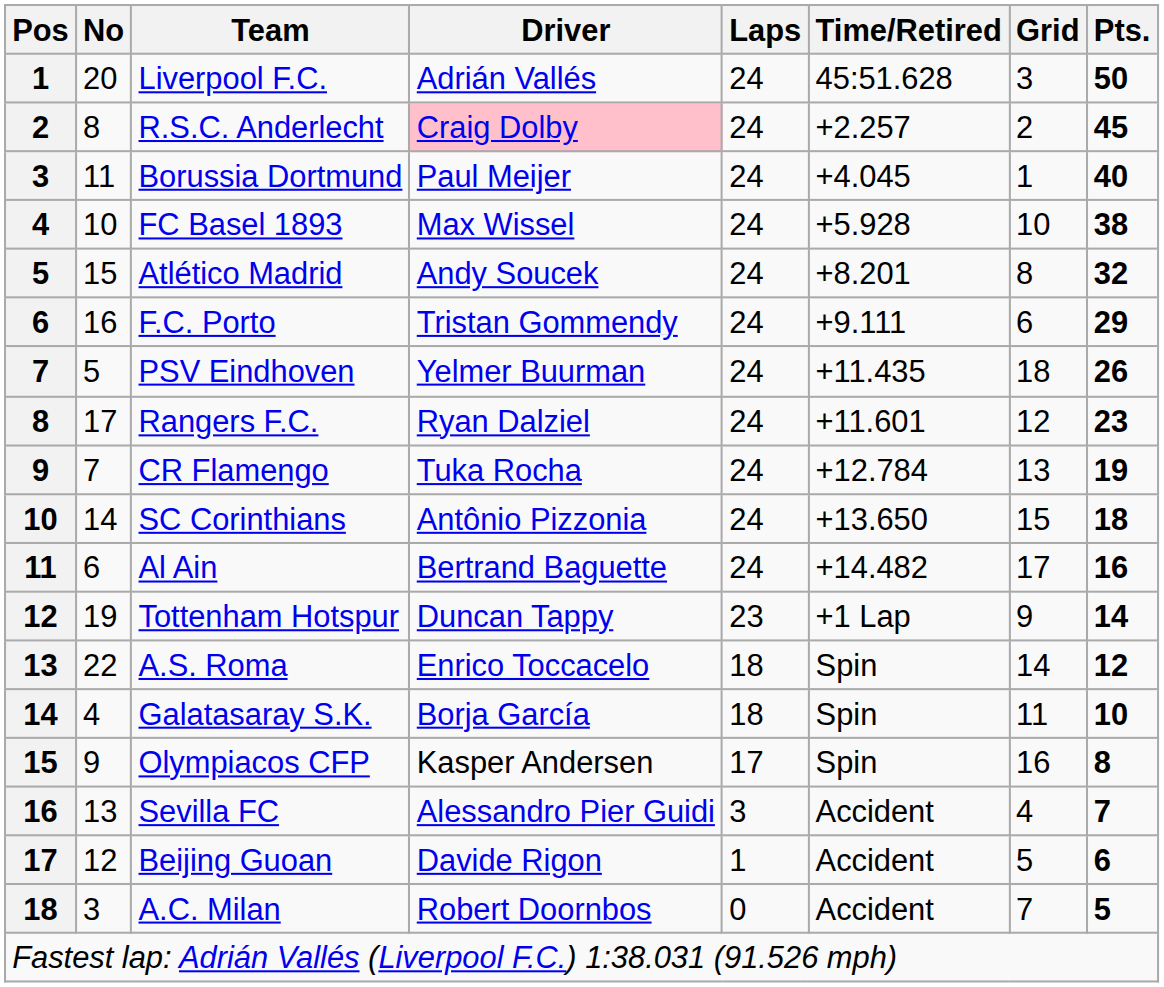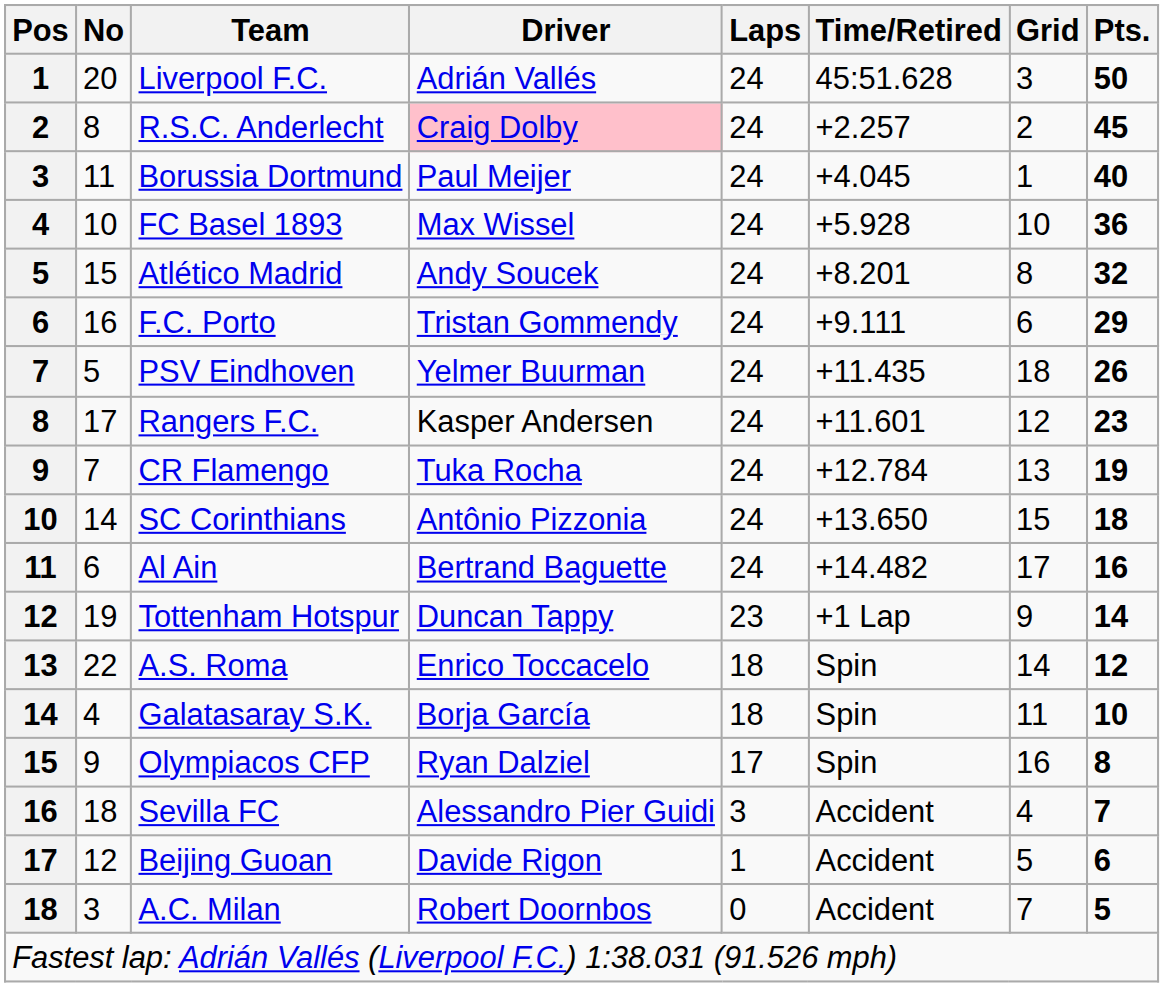(1111, 225) 38 -> (1111, 225) 36
(503, 420) Ryan Dalziel -> (535, 420) Kasper Andersen
(535, 762) Kasper Andersen -> (503, 762) Ryan Dalziel
(100, 811) 13 -> (100, 811) 18
